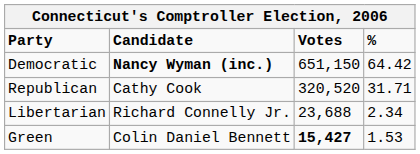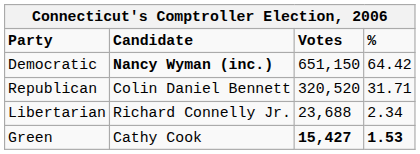(157, 89) Cathy Cook -> (202, 89) Colin Daniel Bennett
(202, 137) Colin Daniel Bennett -> (157, 137) Cathy Cook
(385, 137) normal -> (385, 137) bold
